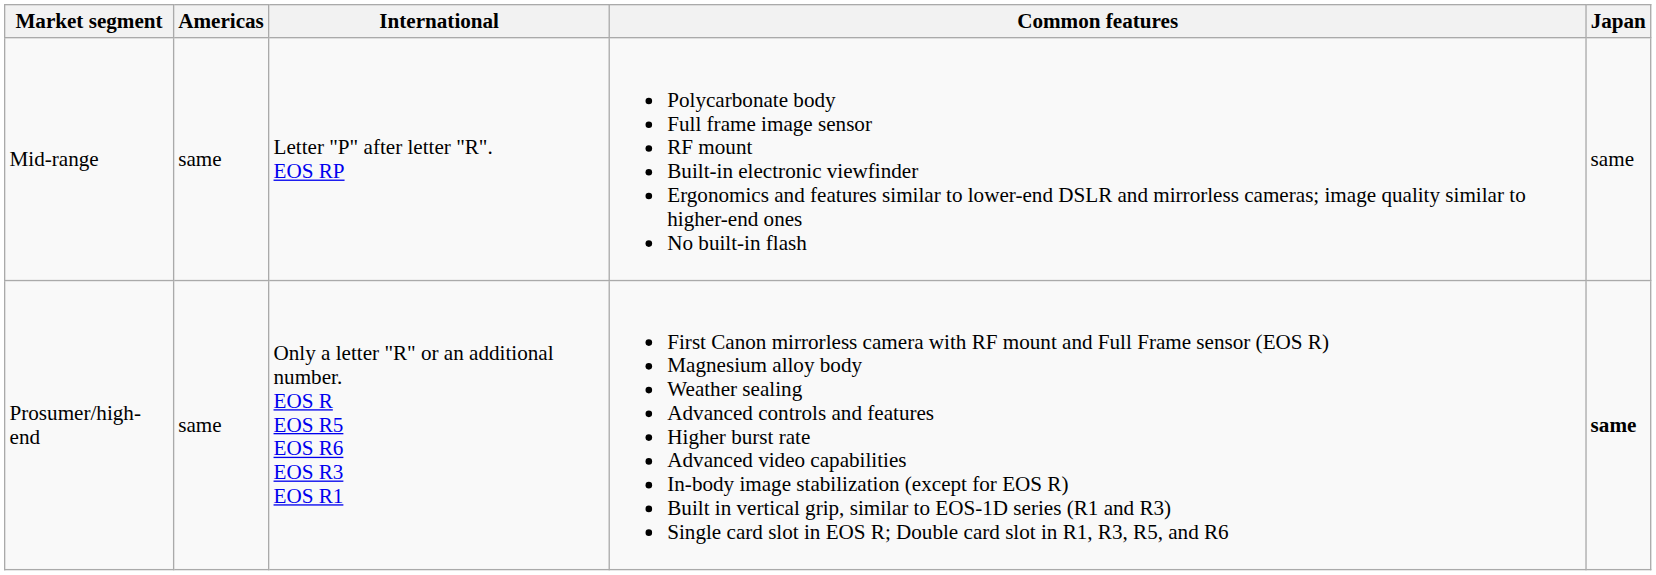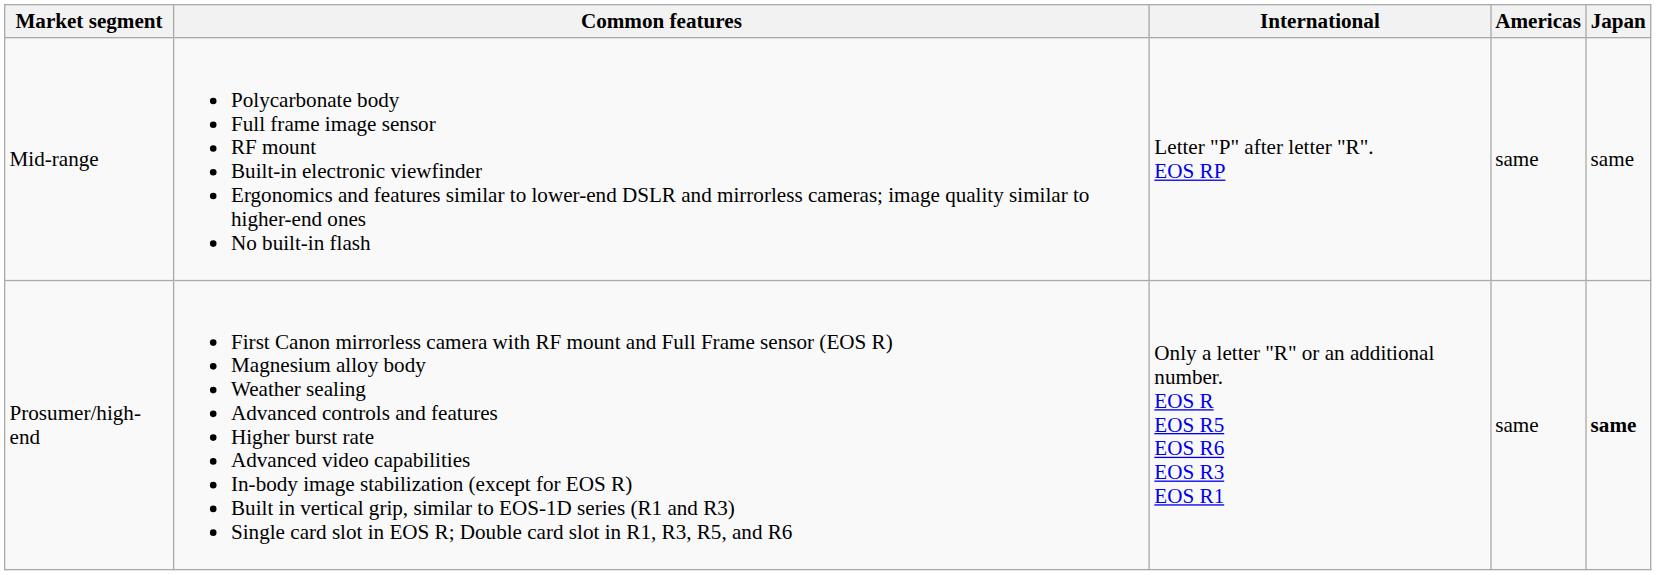columns swapped: (1098, 21) <-> (221, 21)
